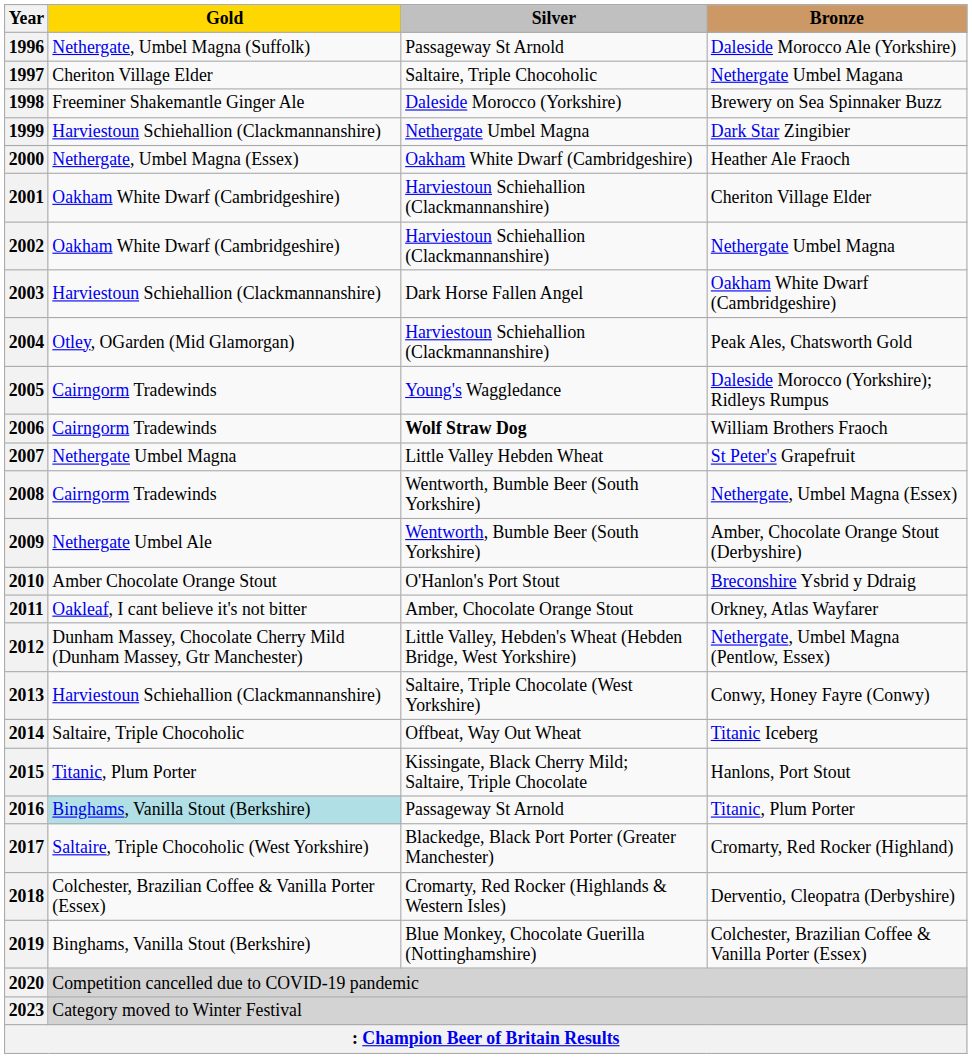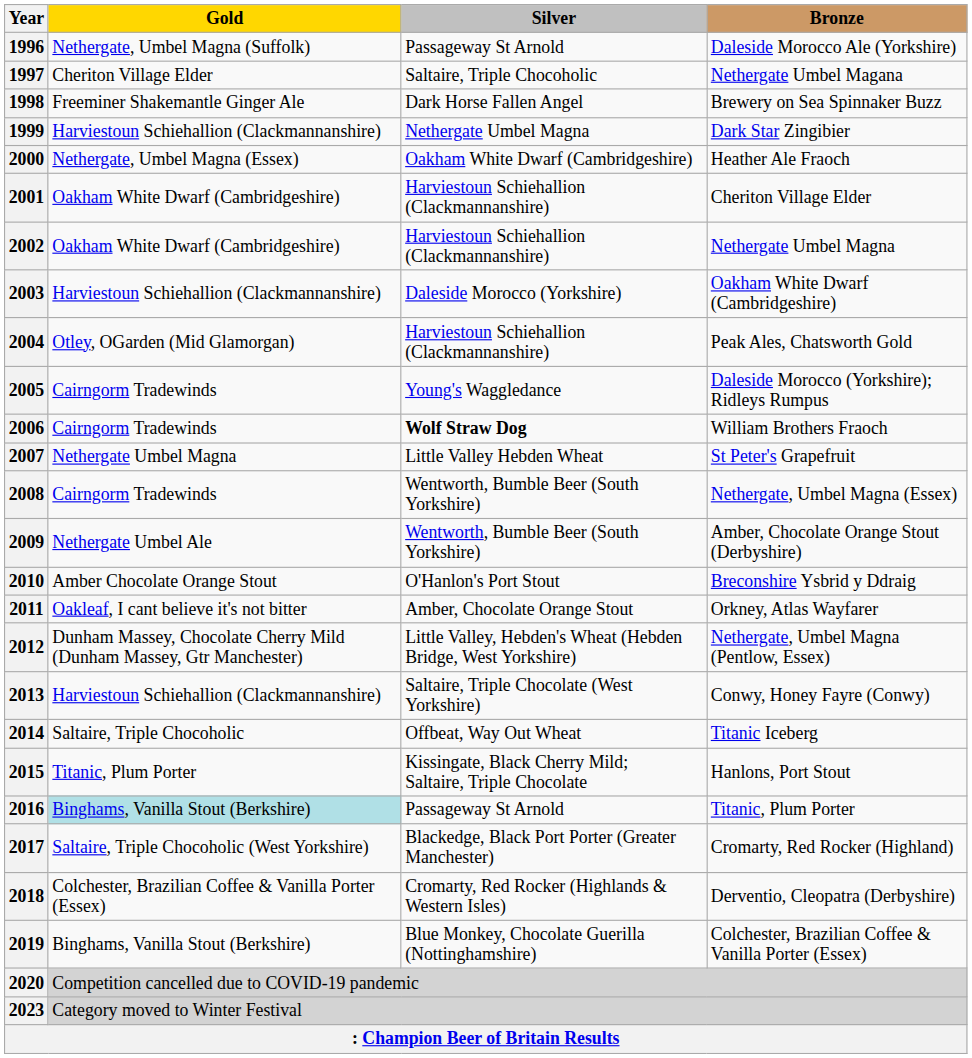(513, 103) Daleside Morocco (Yorkshire) -> (494, 103) Dark Horse Fallen Angel
(494, 293) Dark Horse Fallen Angel -> (513, 293) Daleside Morocco (Yorkshire)
